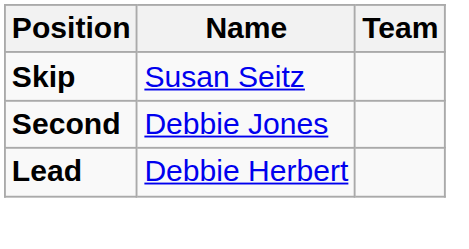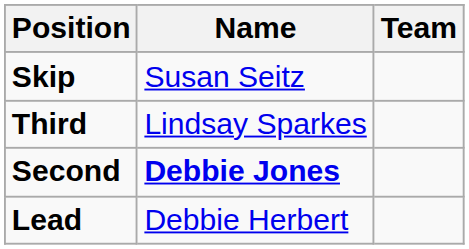+ row: (49, 123)
(236, 123) normal -> (242, 171) bold
